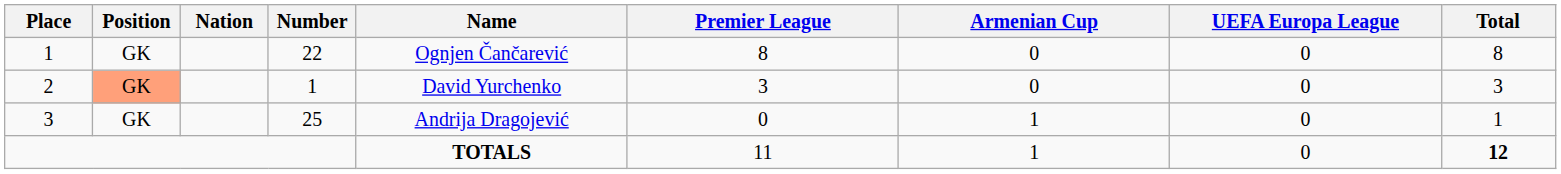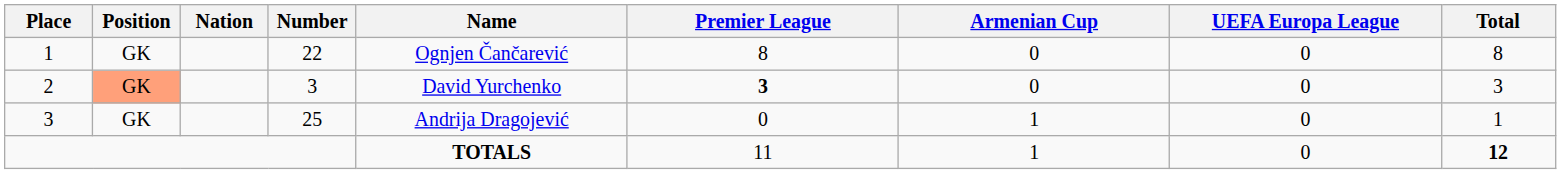(312, 86) 1 -> (312, 86) 3
(763, 86) normal -> (763, 86) bold
